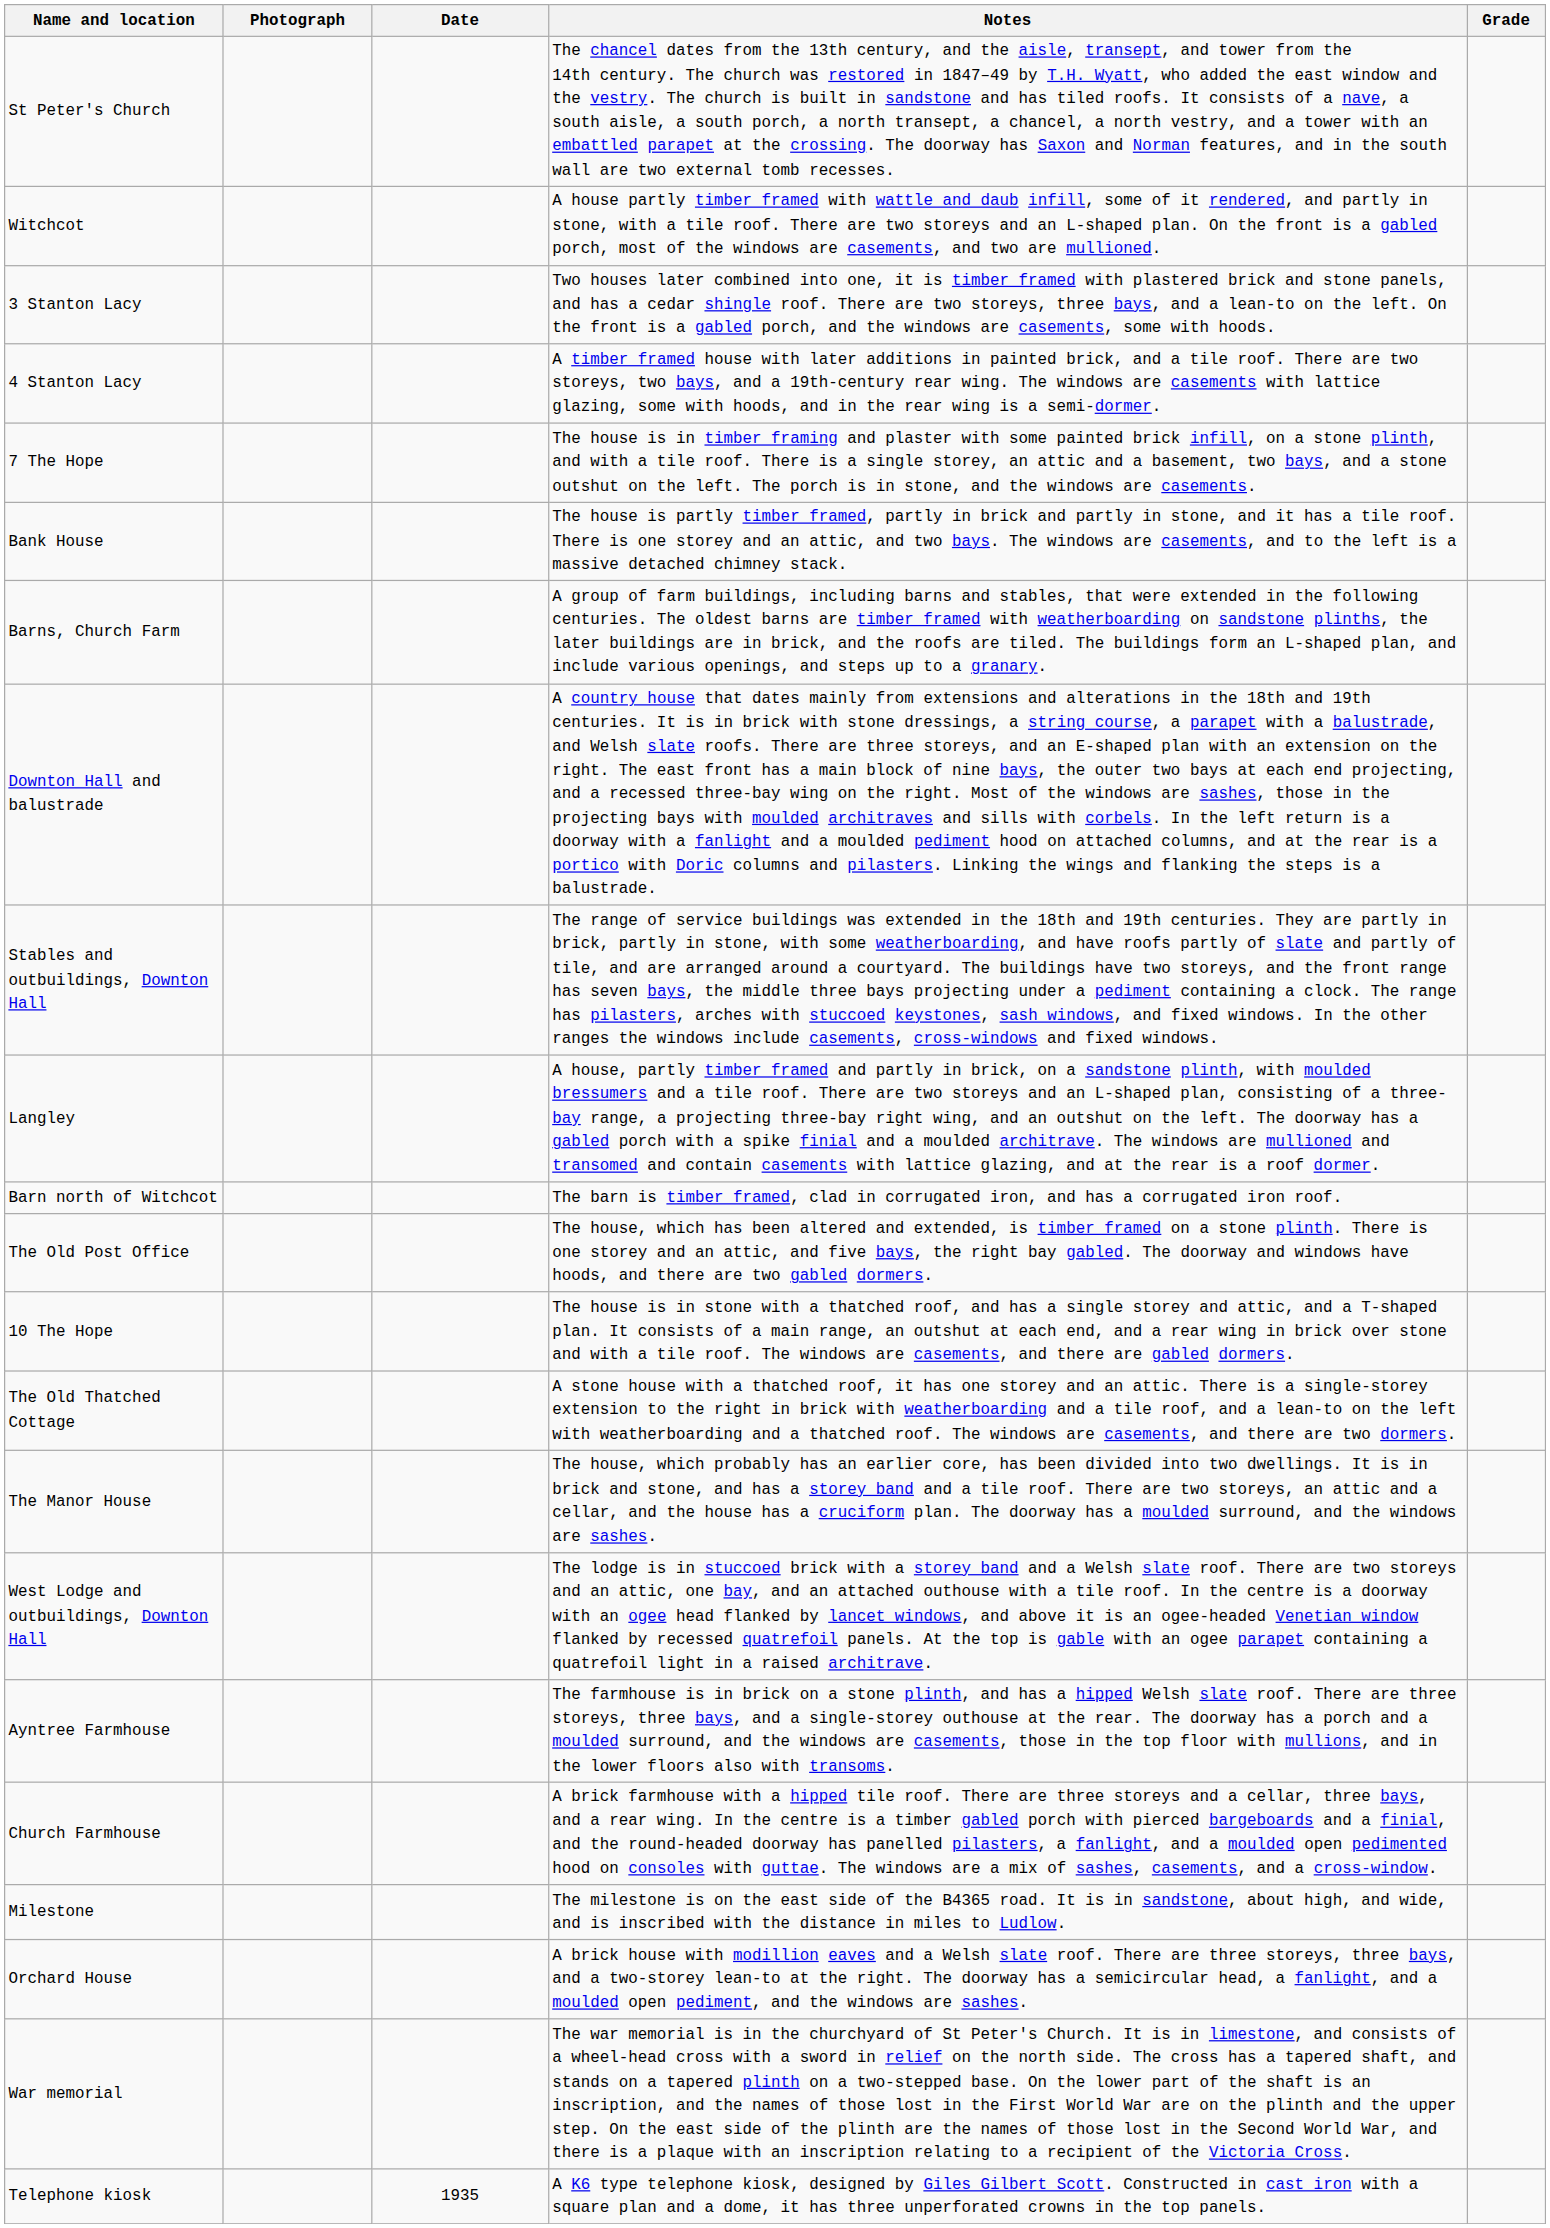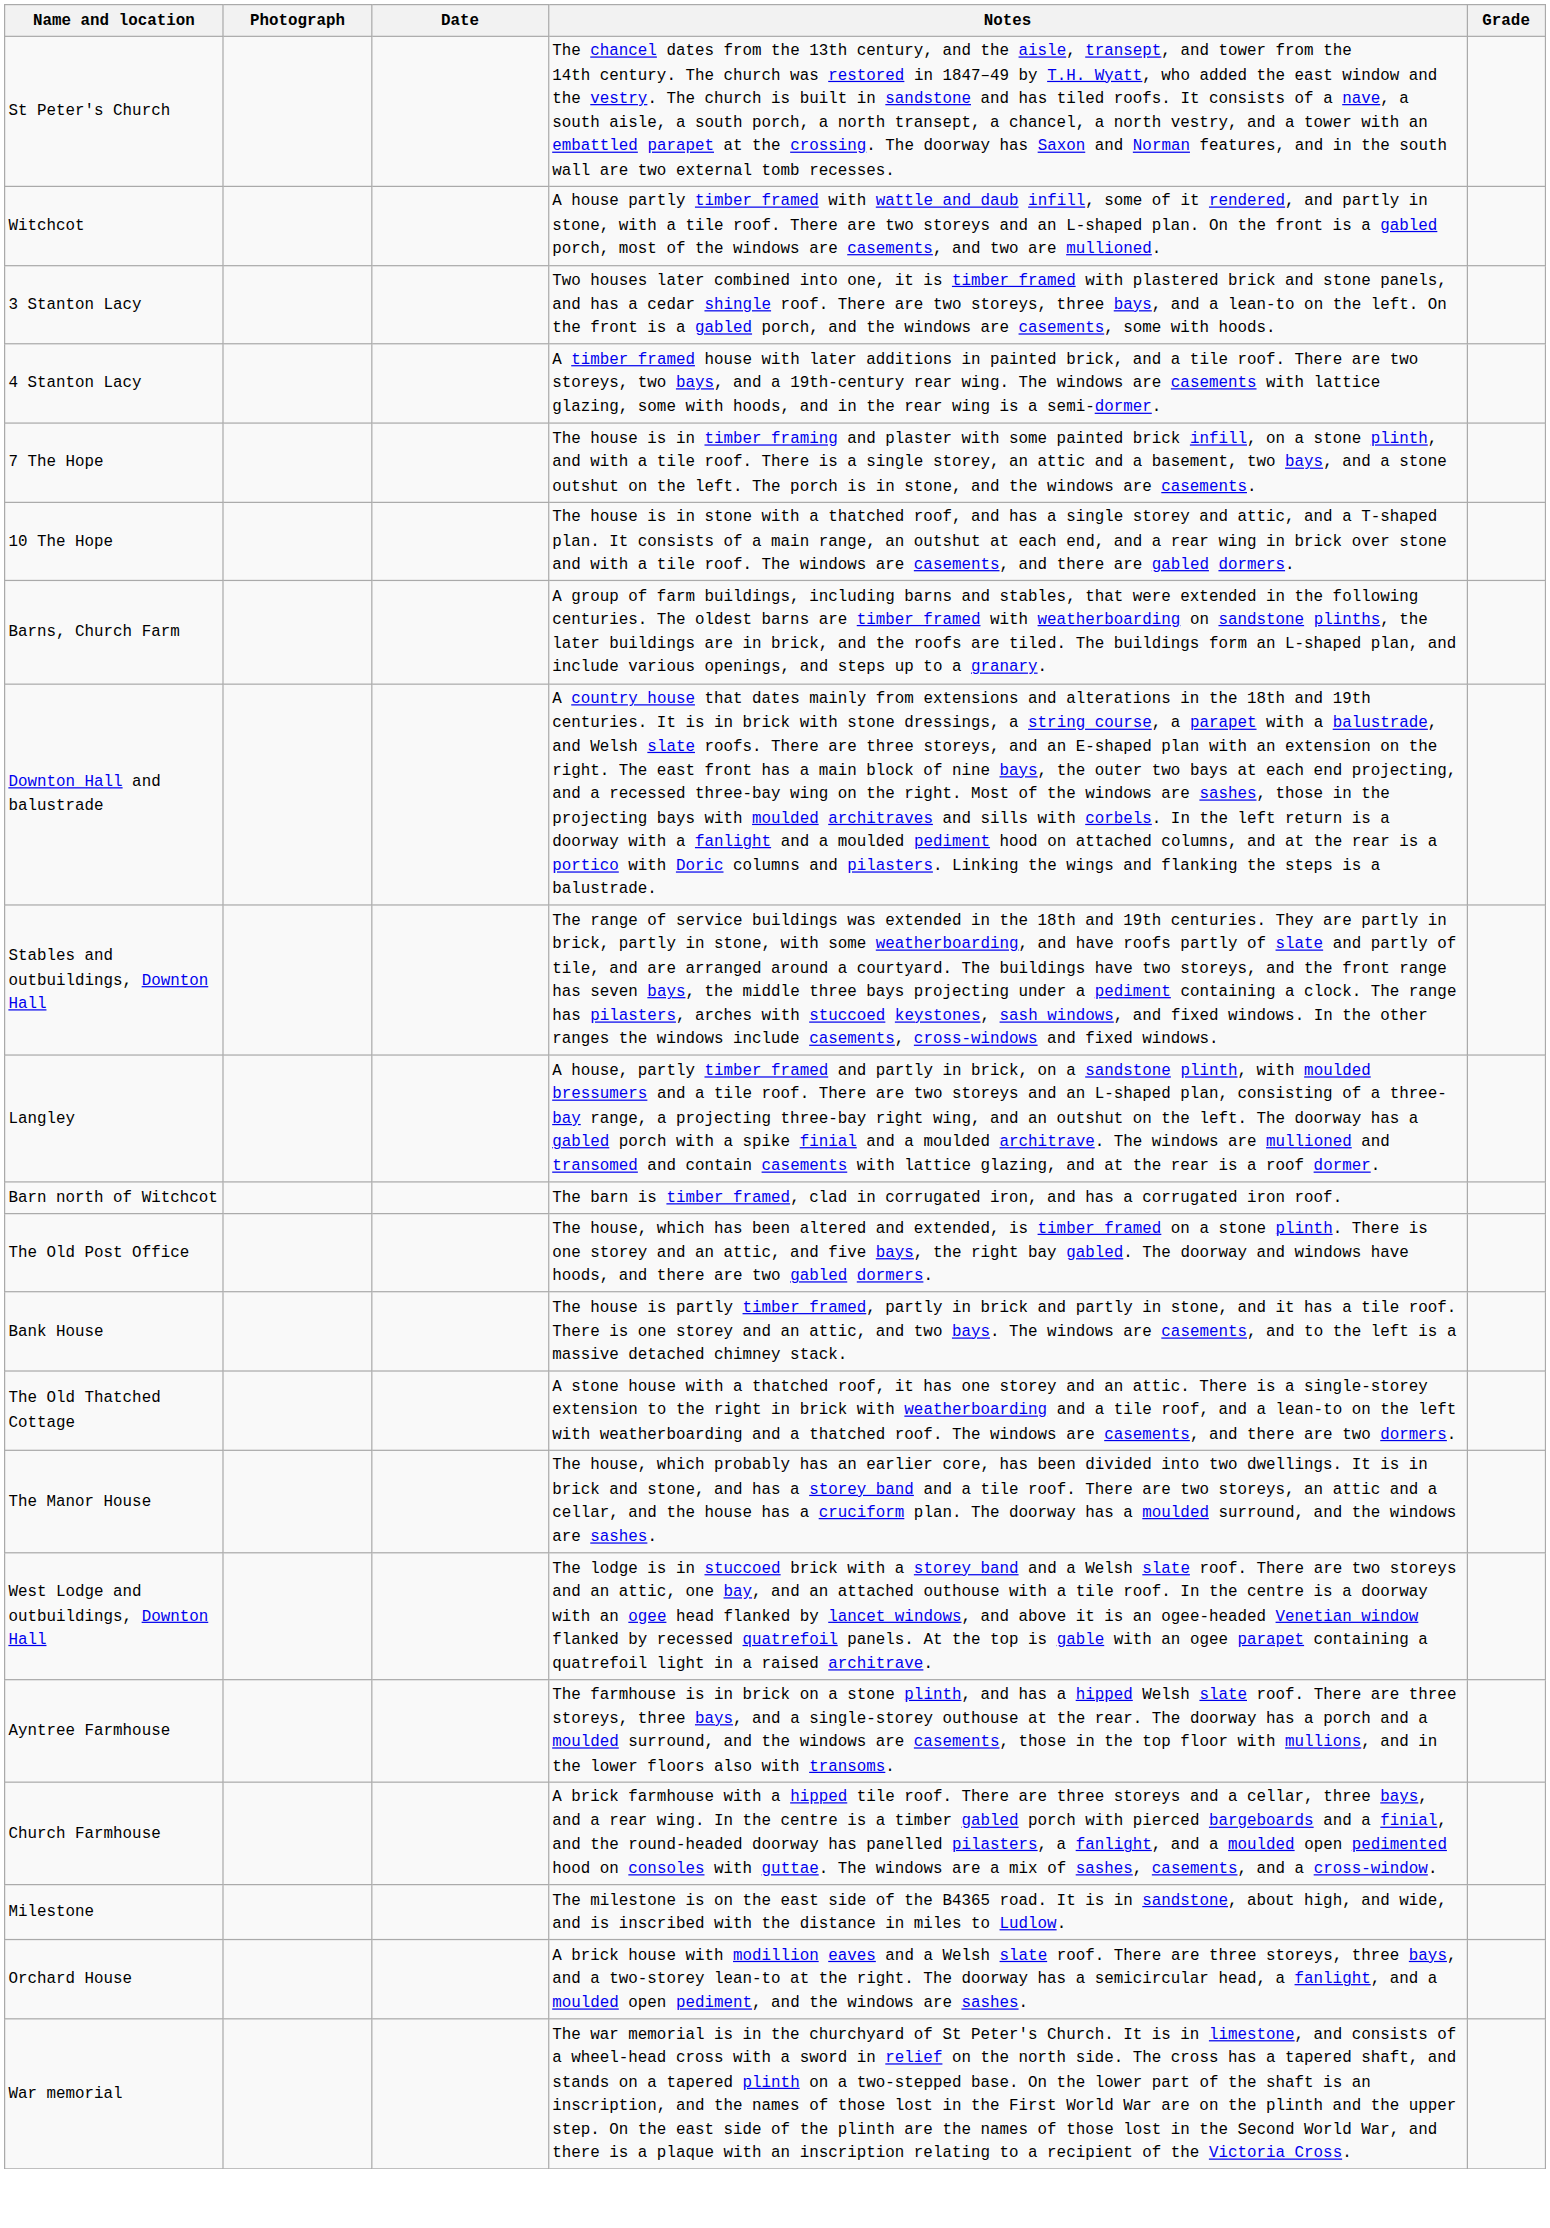rows swapped: (56, 541) <-> (61, 1331)
- row: (80, 2196)
